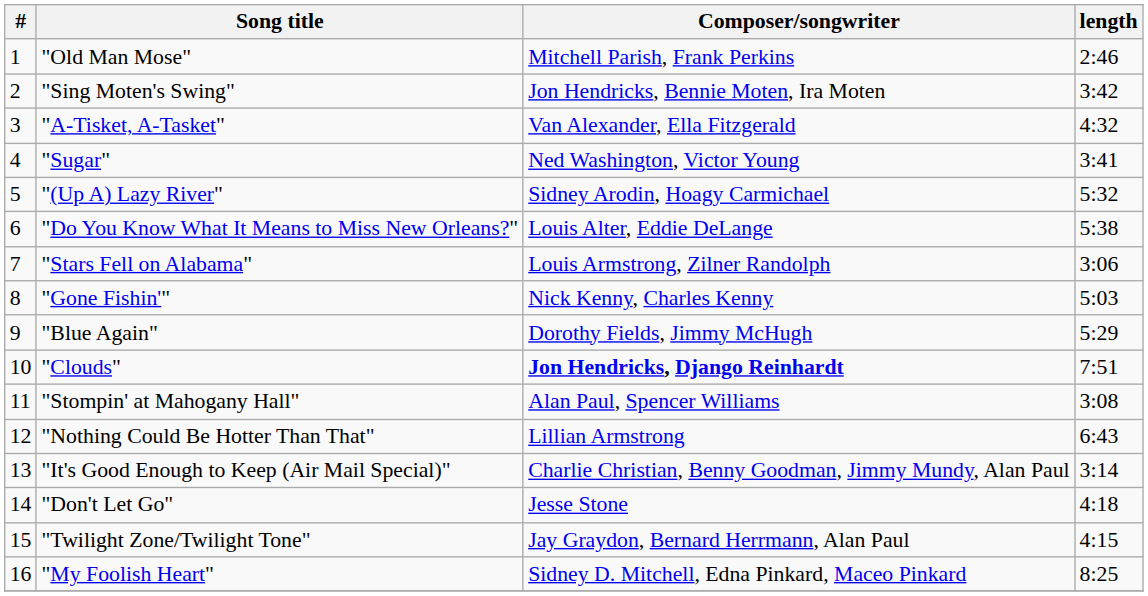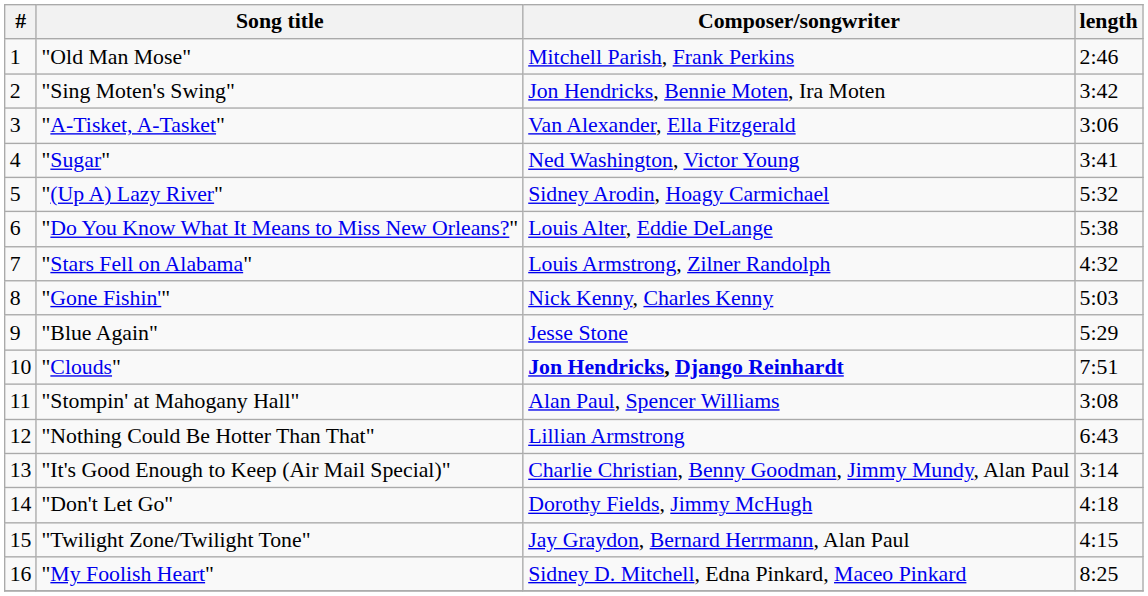(1099, 125) 4:32 -> (1099, 125) 3:06
(1099, 263) 3:06 -> (1099, 263) 4:32
(670, 332) Dorothy Fields, Jimmy McHugh -> (578, 332) Jesse Stone
(578, 504) Jesse Stone -> (670, 504) Dorothy Fields, Jimmy McHugh
